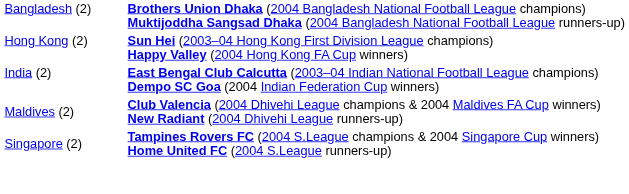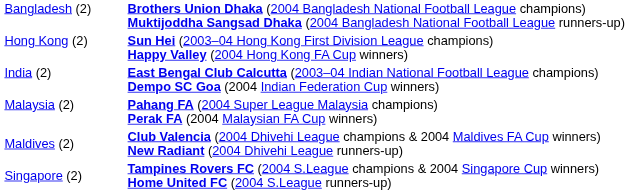+ row: (39, 104)
